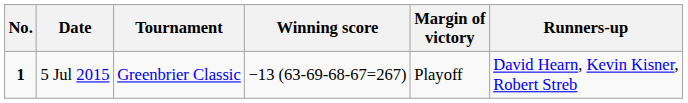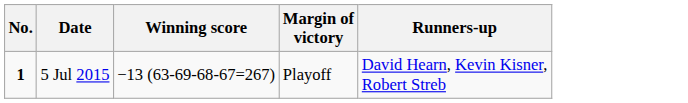- column: (179, 28)
